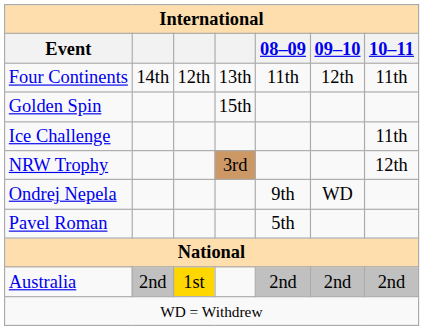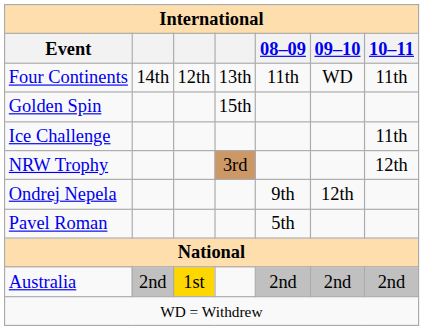(337, 77) 12th -> (337, 77) WD
(337, 194) WD -> (337, 194) 12th
